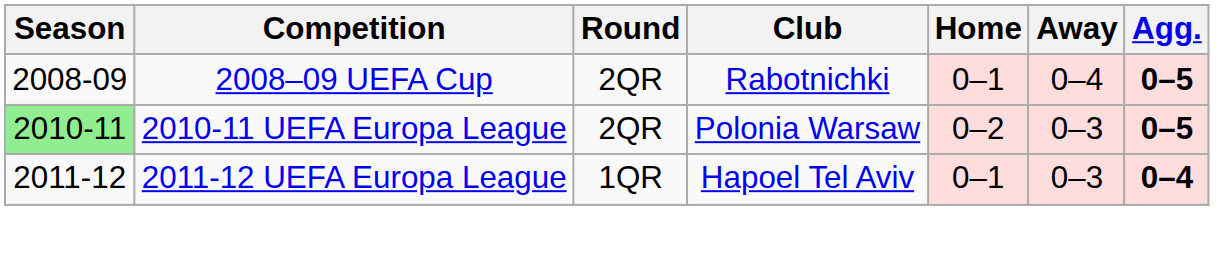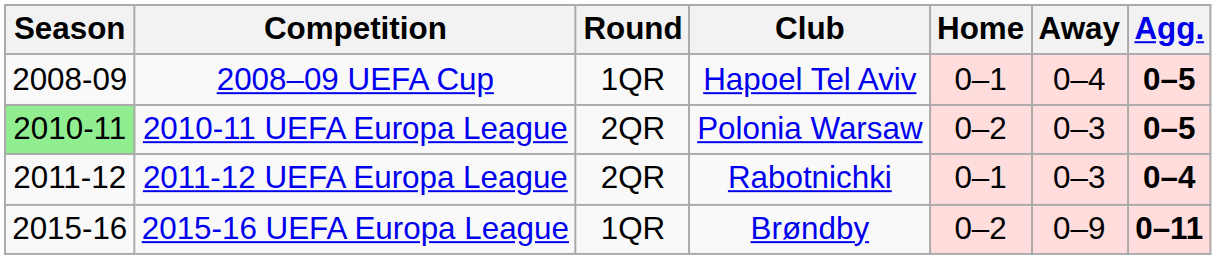(631, 79) 2QR -> (633, 79) 1QR
(808, 79) Rabotnichki -> (810, 79) Hapoel Tel Aviv
(631, 178) 1QR -> (633, 178) 2QR
(808, 178) Hapoel Tel Aviv -> (810, 178) Rabotnichki
+ row: (355, 228)
